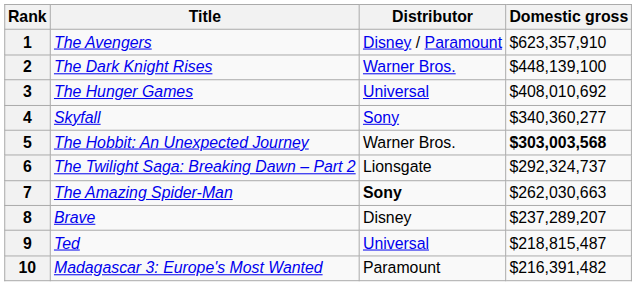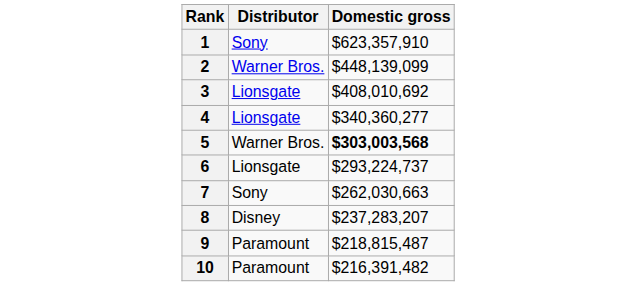- column: (205, 17)
(433, 42) Disney / Paramount -> (250, 42) Sony
(558, 67) $448,139,100 -> (380, 67) $448,139,099
(396, 92) Universal -> (266, 92) Lionsgate
(381, 117) Sony -> (266, 117) Lionsgate
(558, 167) $292,324,737 -> (380, 167) $293,224,737
(382, 192) bold -> (250, 192) normal
(558, 218) $237,289,207 -> (380, 218) $237,283,207
(396, 243) Universal -> (270, 243) Paramount
